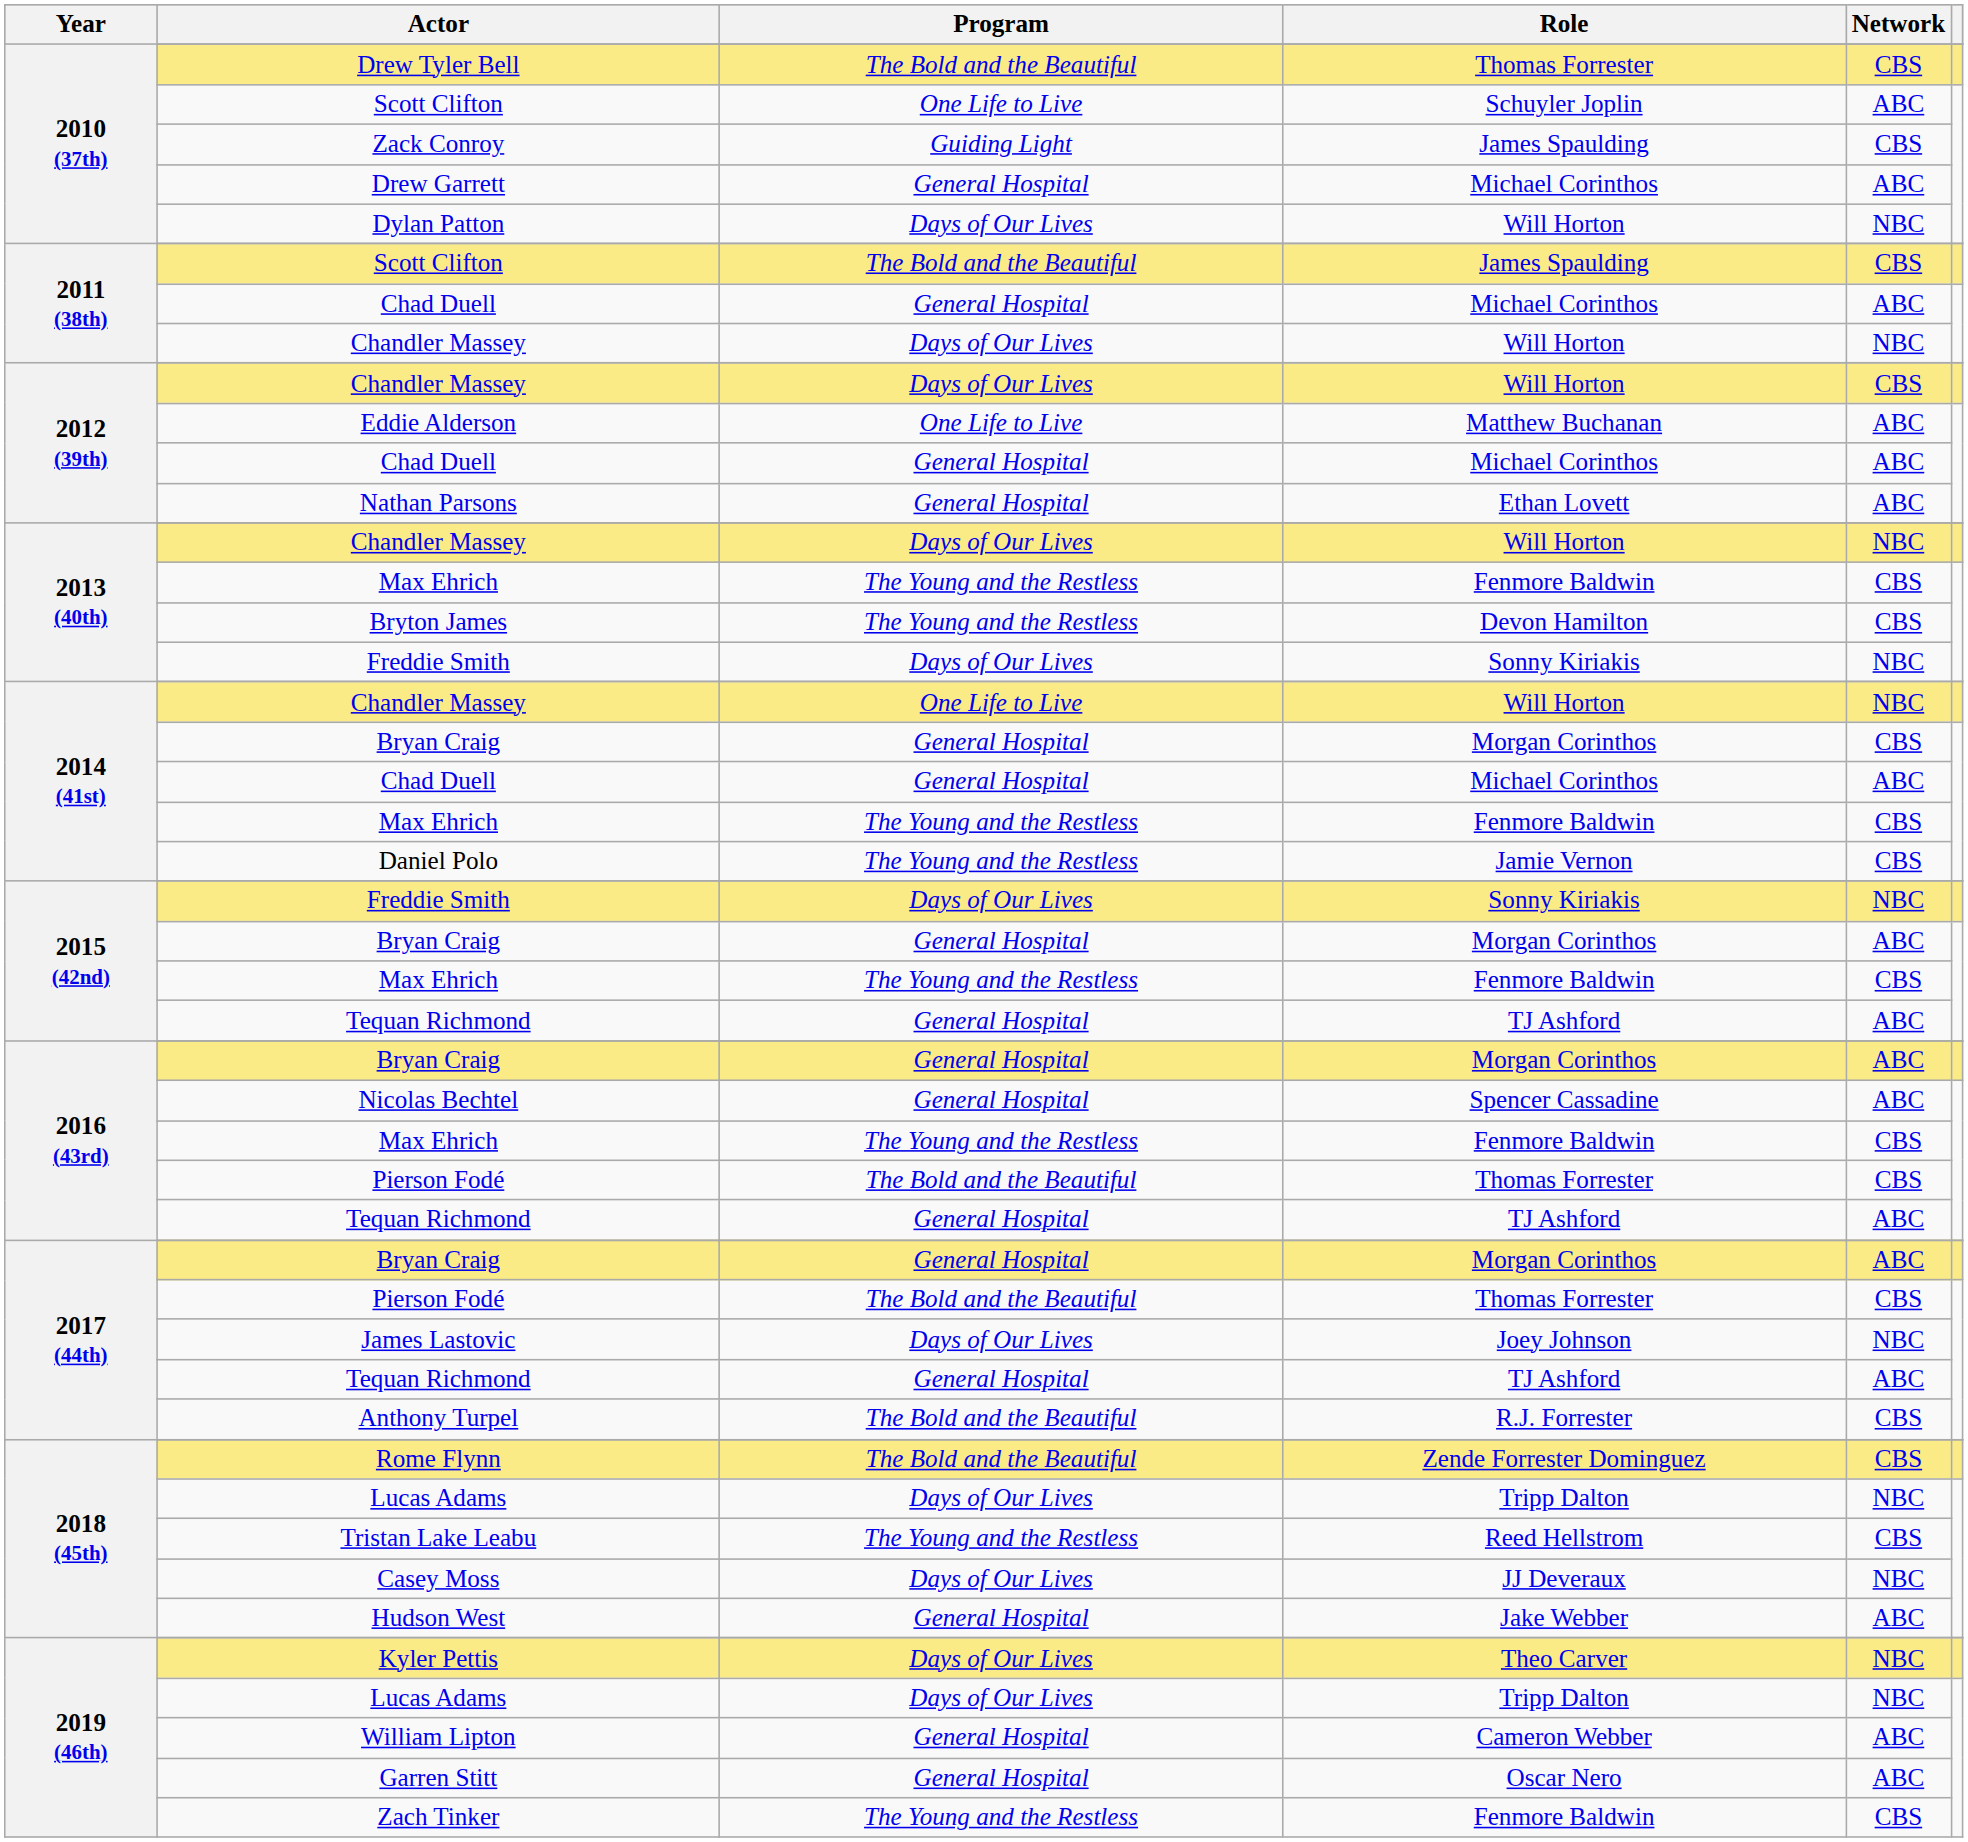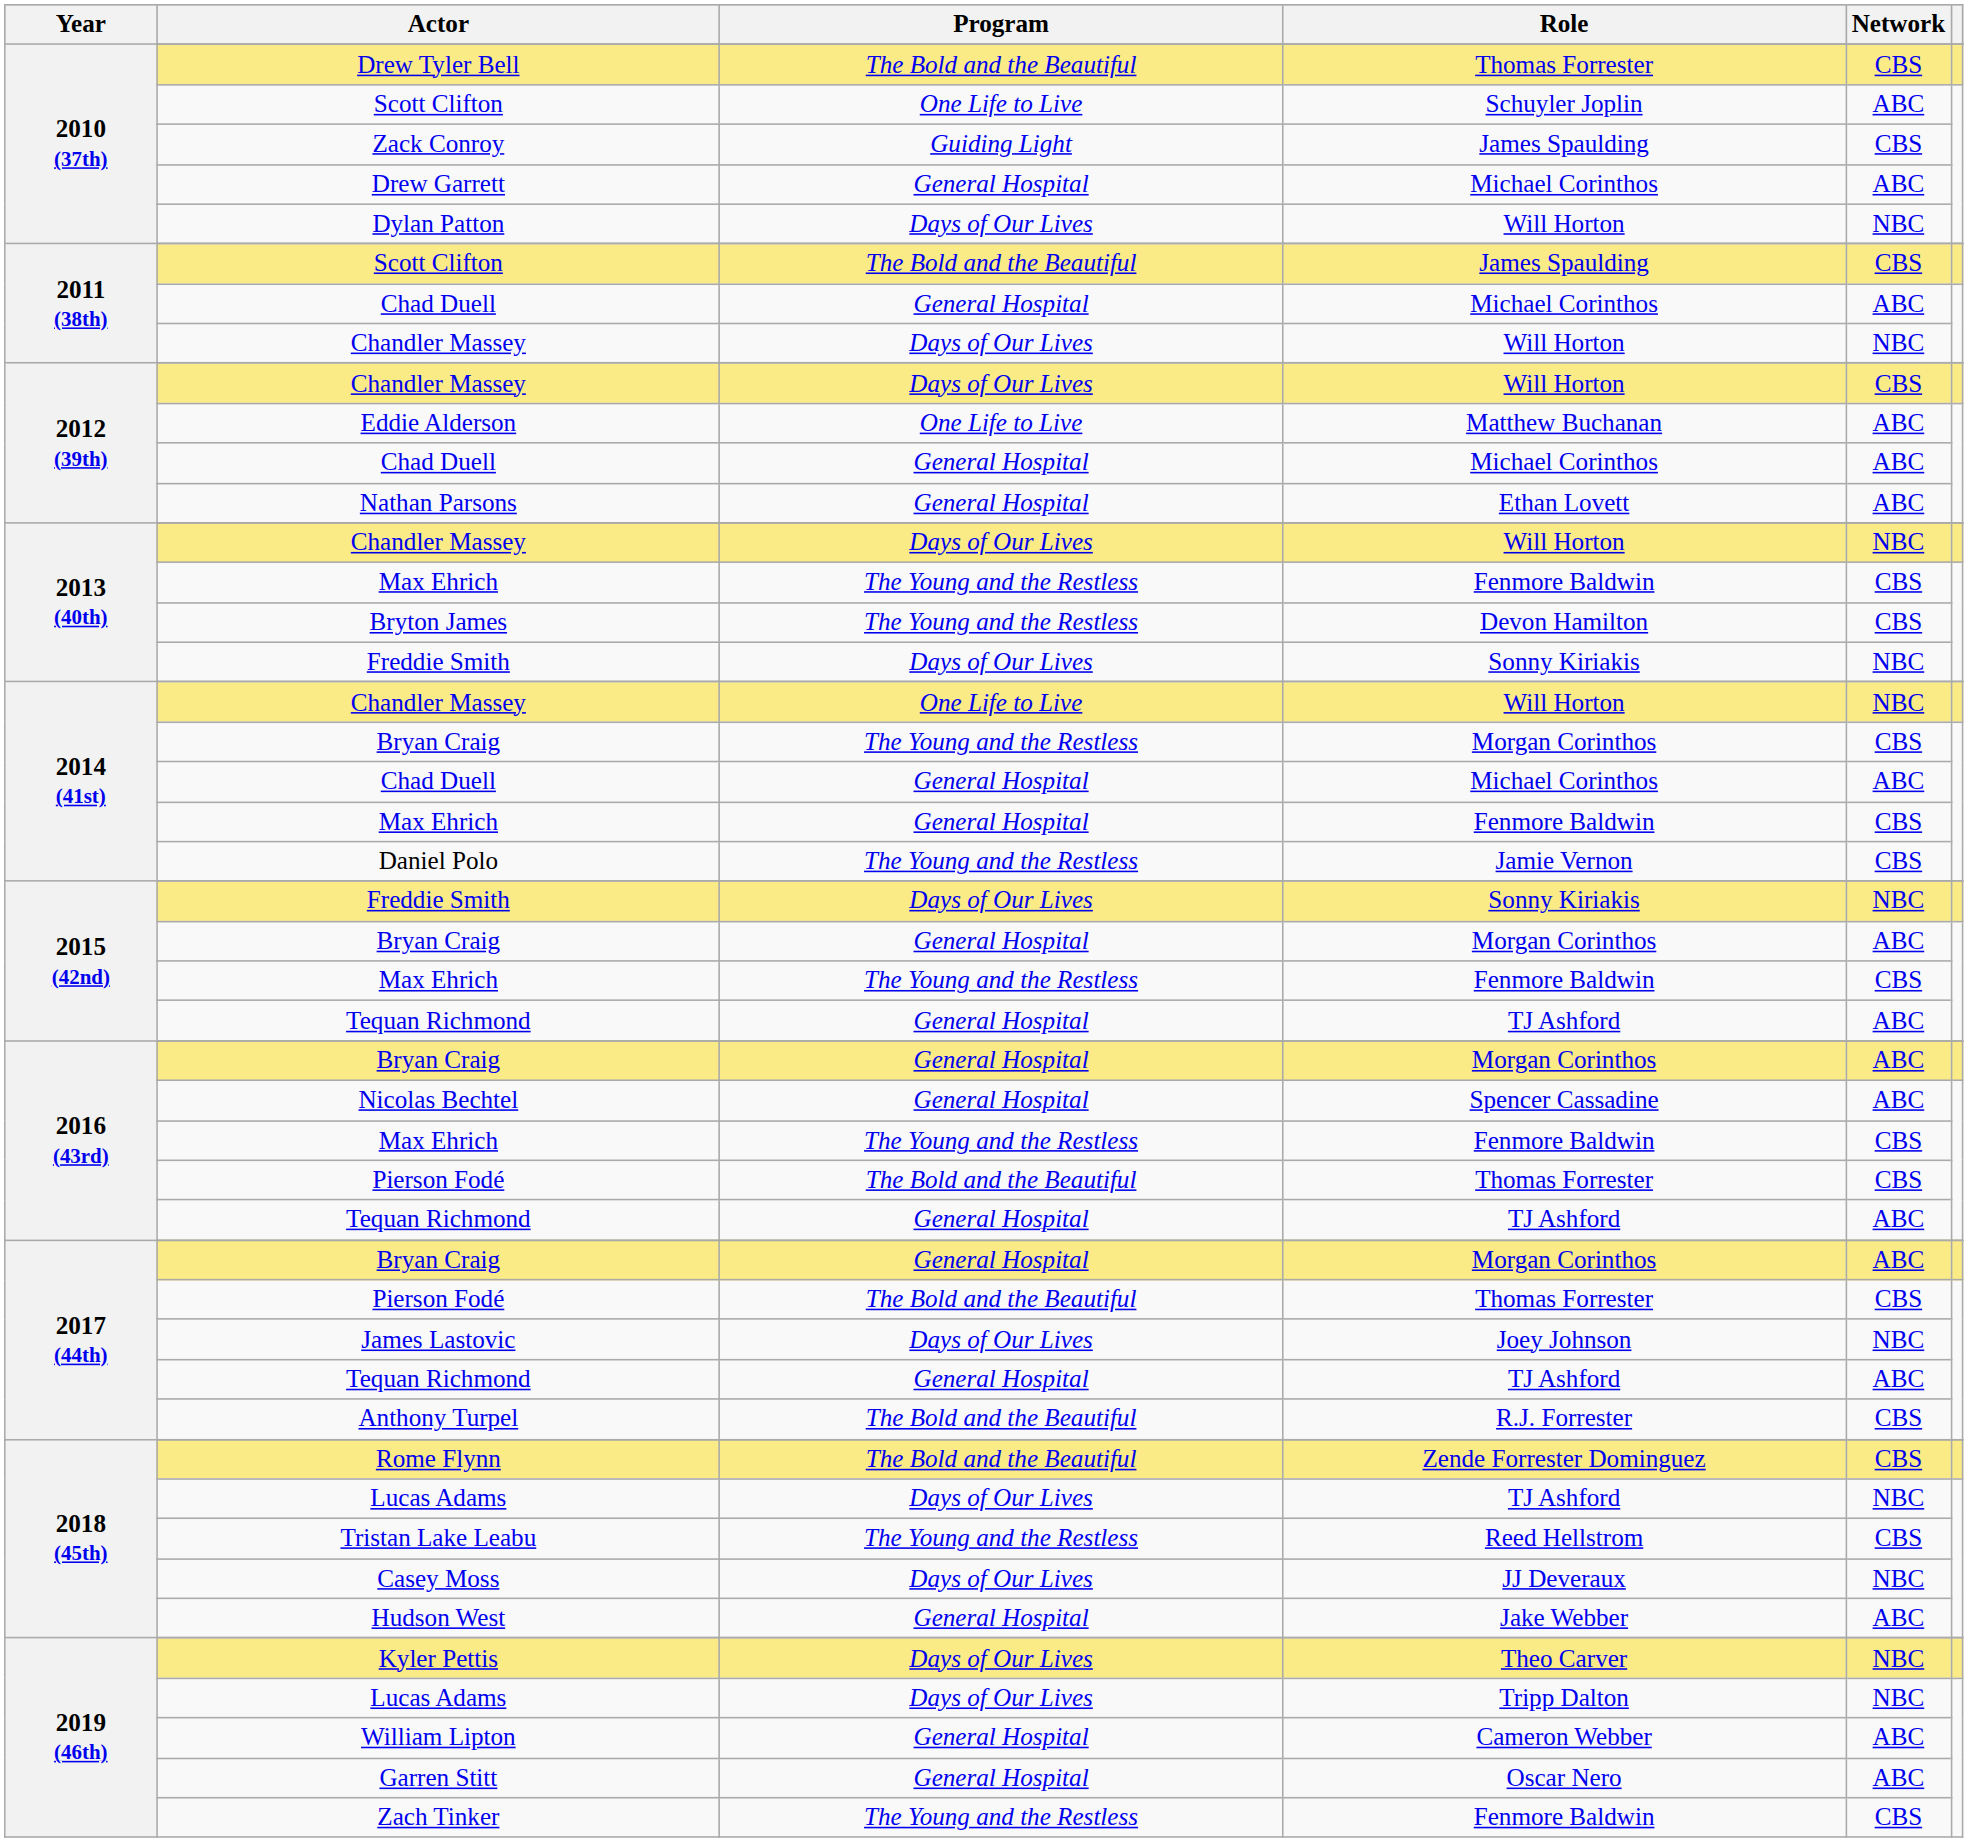(1001, 741) General Hospital -> (1001, 741) The Young and the Restless
(1001, 821) The Young and the Restless -> (1001, 821) General Hospital
(1564, 1498) Tripp Dalton -> (1564, 1498) TJ Ashford
